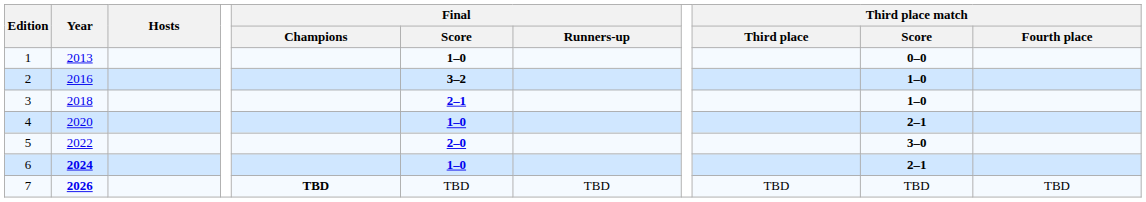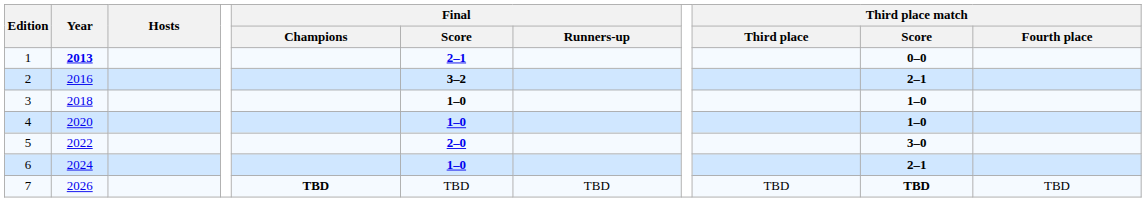(80, 58) normal -> (80, 58) bold
(456, 58) 1–0 -> (456, 58) 2–1
(917, 79) 1–0 -> (917, 79) 2–1
(456, 101) 2–1 -> (456, 101) 1–0
(917, 122) 2–1 -> (917, 122) 1–0
(80, 165) bold -> (80, 165) normal
(80, 186) bold -> (80, 186) normal
(917, 186) normal -> (917, 186) bold
